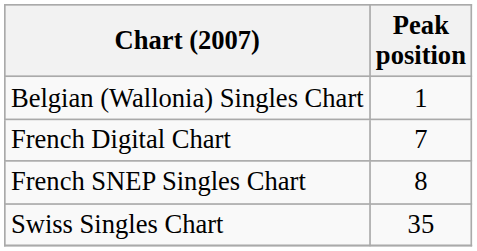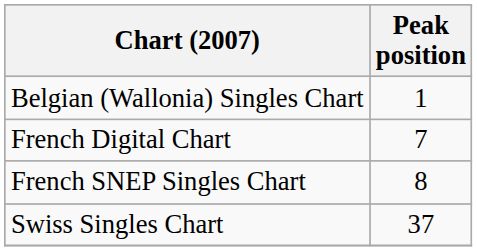(421, 223) 35 -> (421, 223) 37
